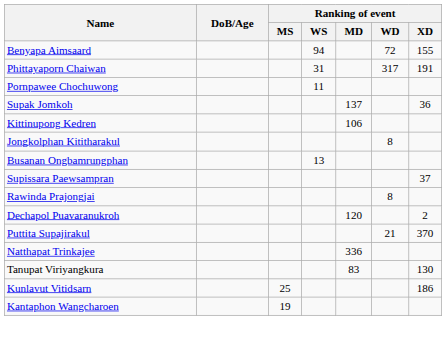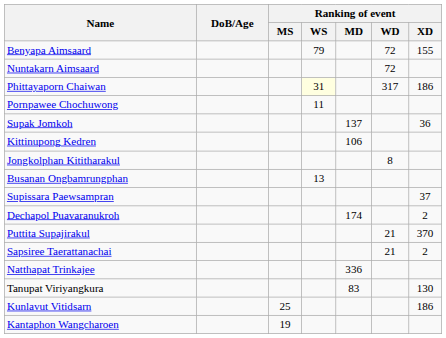(319, 50) 94 -> (319, 50) 79
+ row: (53, 68)
(319, 68) no background -> (319, 87) lightyellow background
(425, 68) 191 -> (425, 87) 186
- row: (51, 196)
(354, 215) 120 -> (354, 215) 174
+ row: (59, 251)
